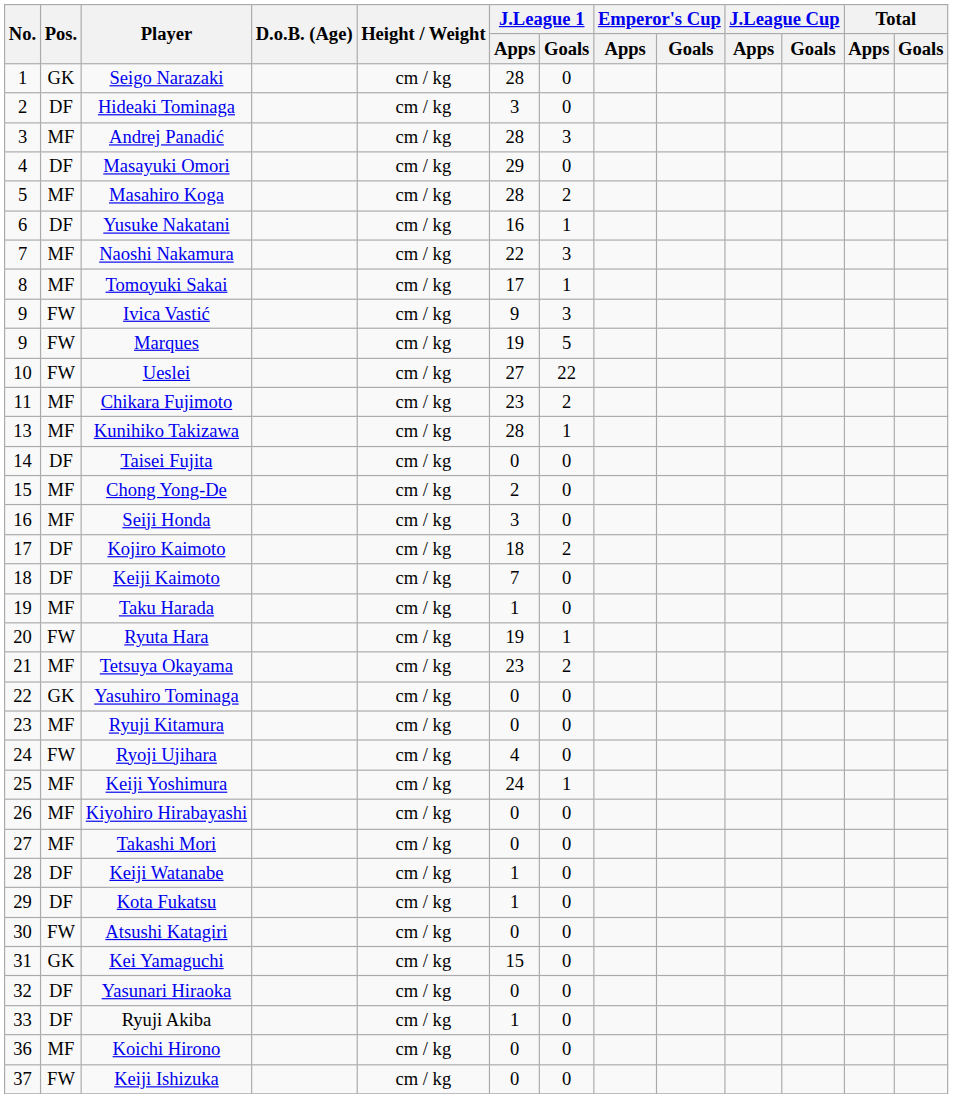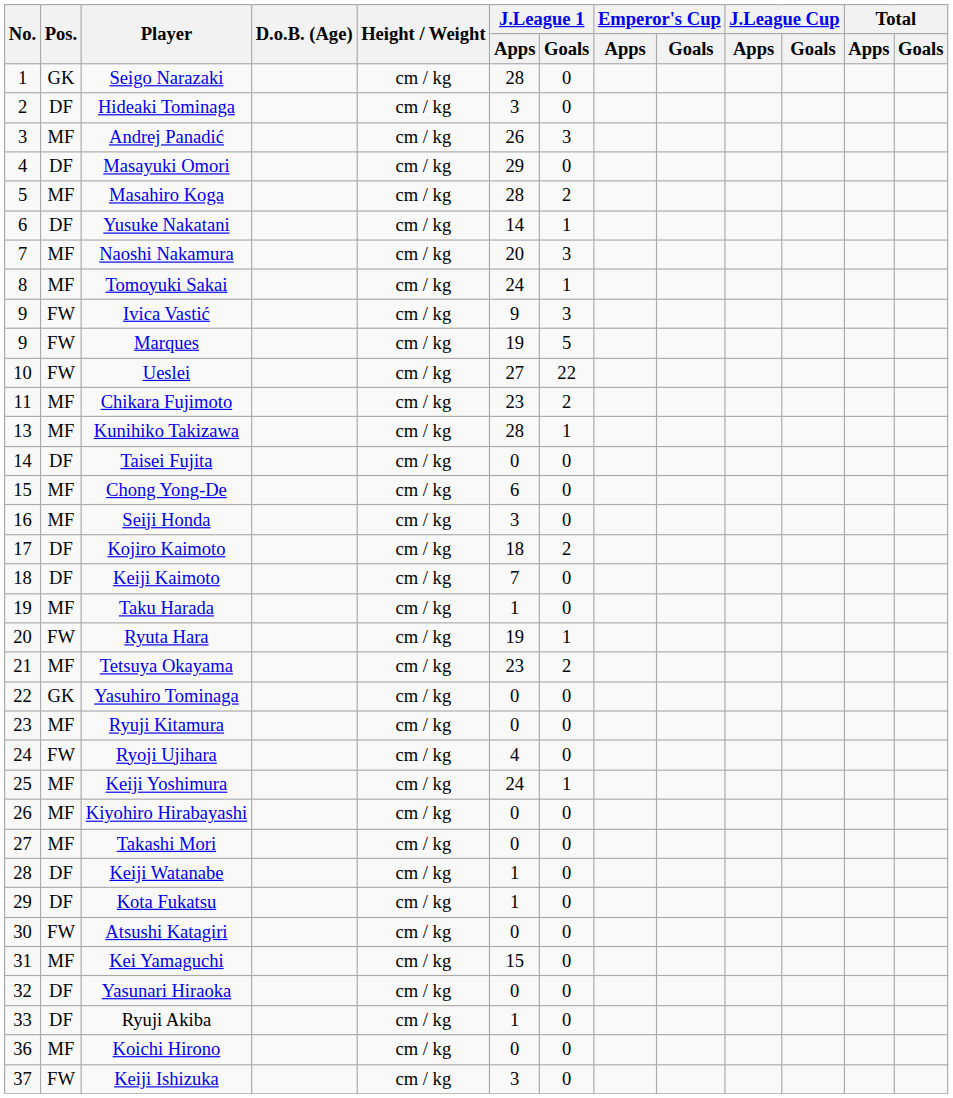(515, 136) 28 -> (515, 136) 26
(515, 225) 16 -> (515, 225) 14
(515, 254) 22 -> (515, 254) 20
(515, 284) 17 -> (515, 284) 24
(515, 490) 2 -> (515, 490) 6
(61, 961) GK -> (61, 961) MF
(515, 1078) 0 -> (515, 1078) 3
